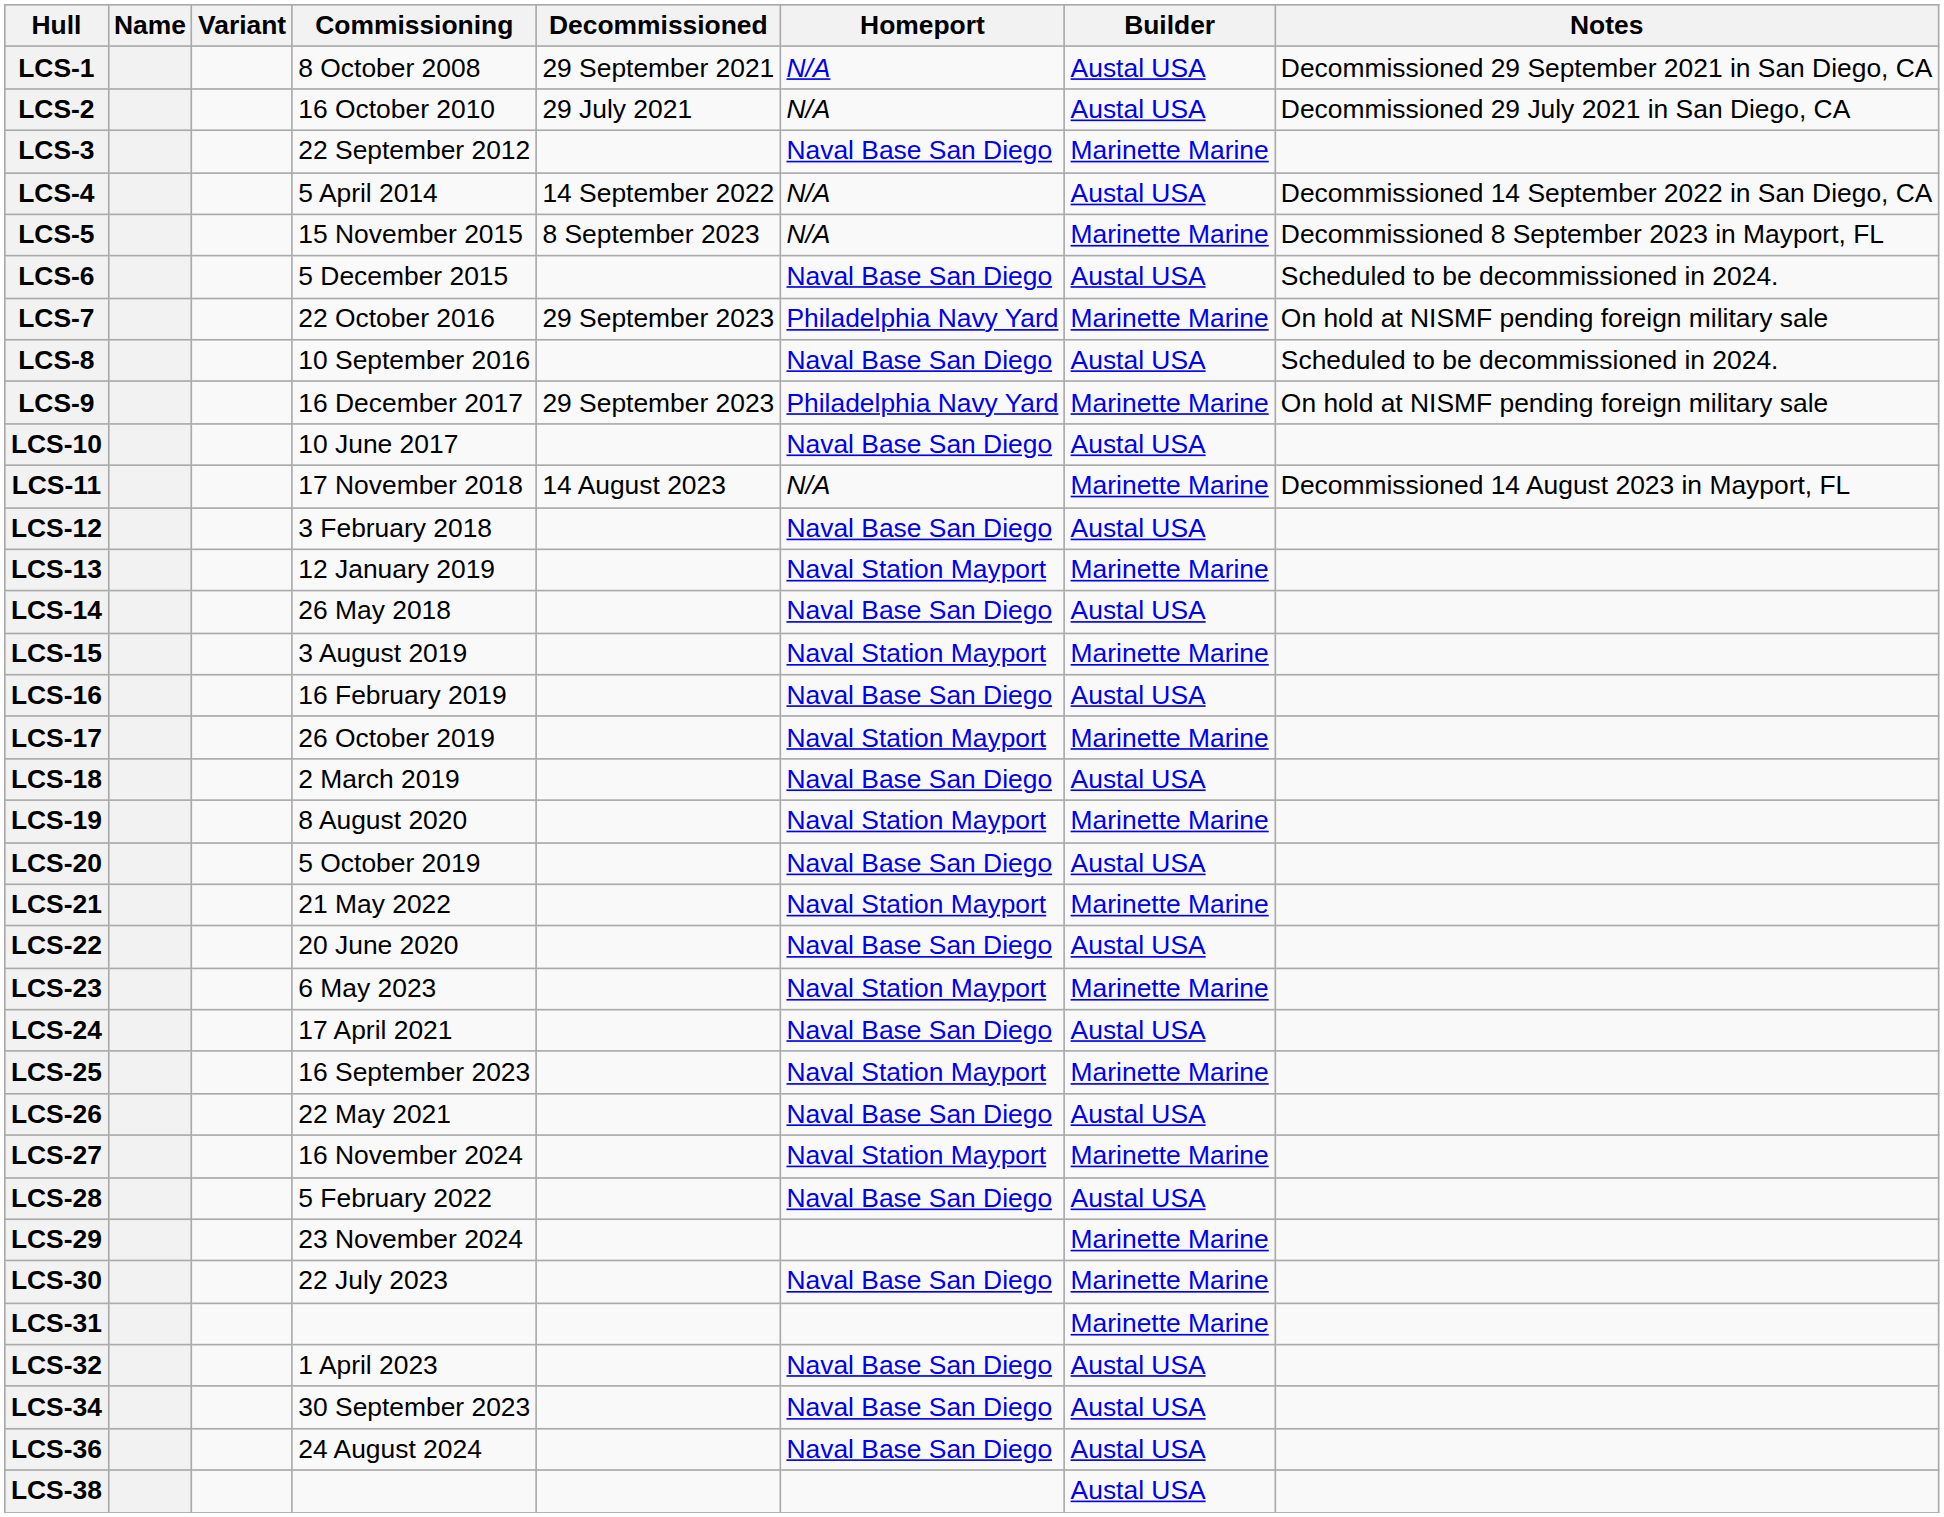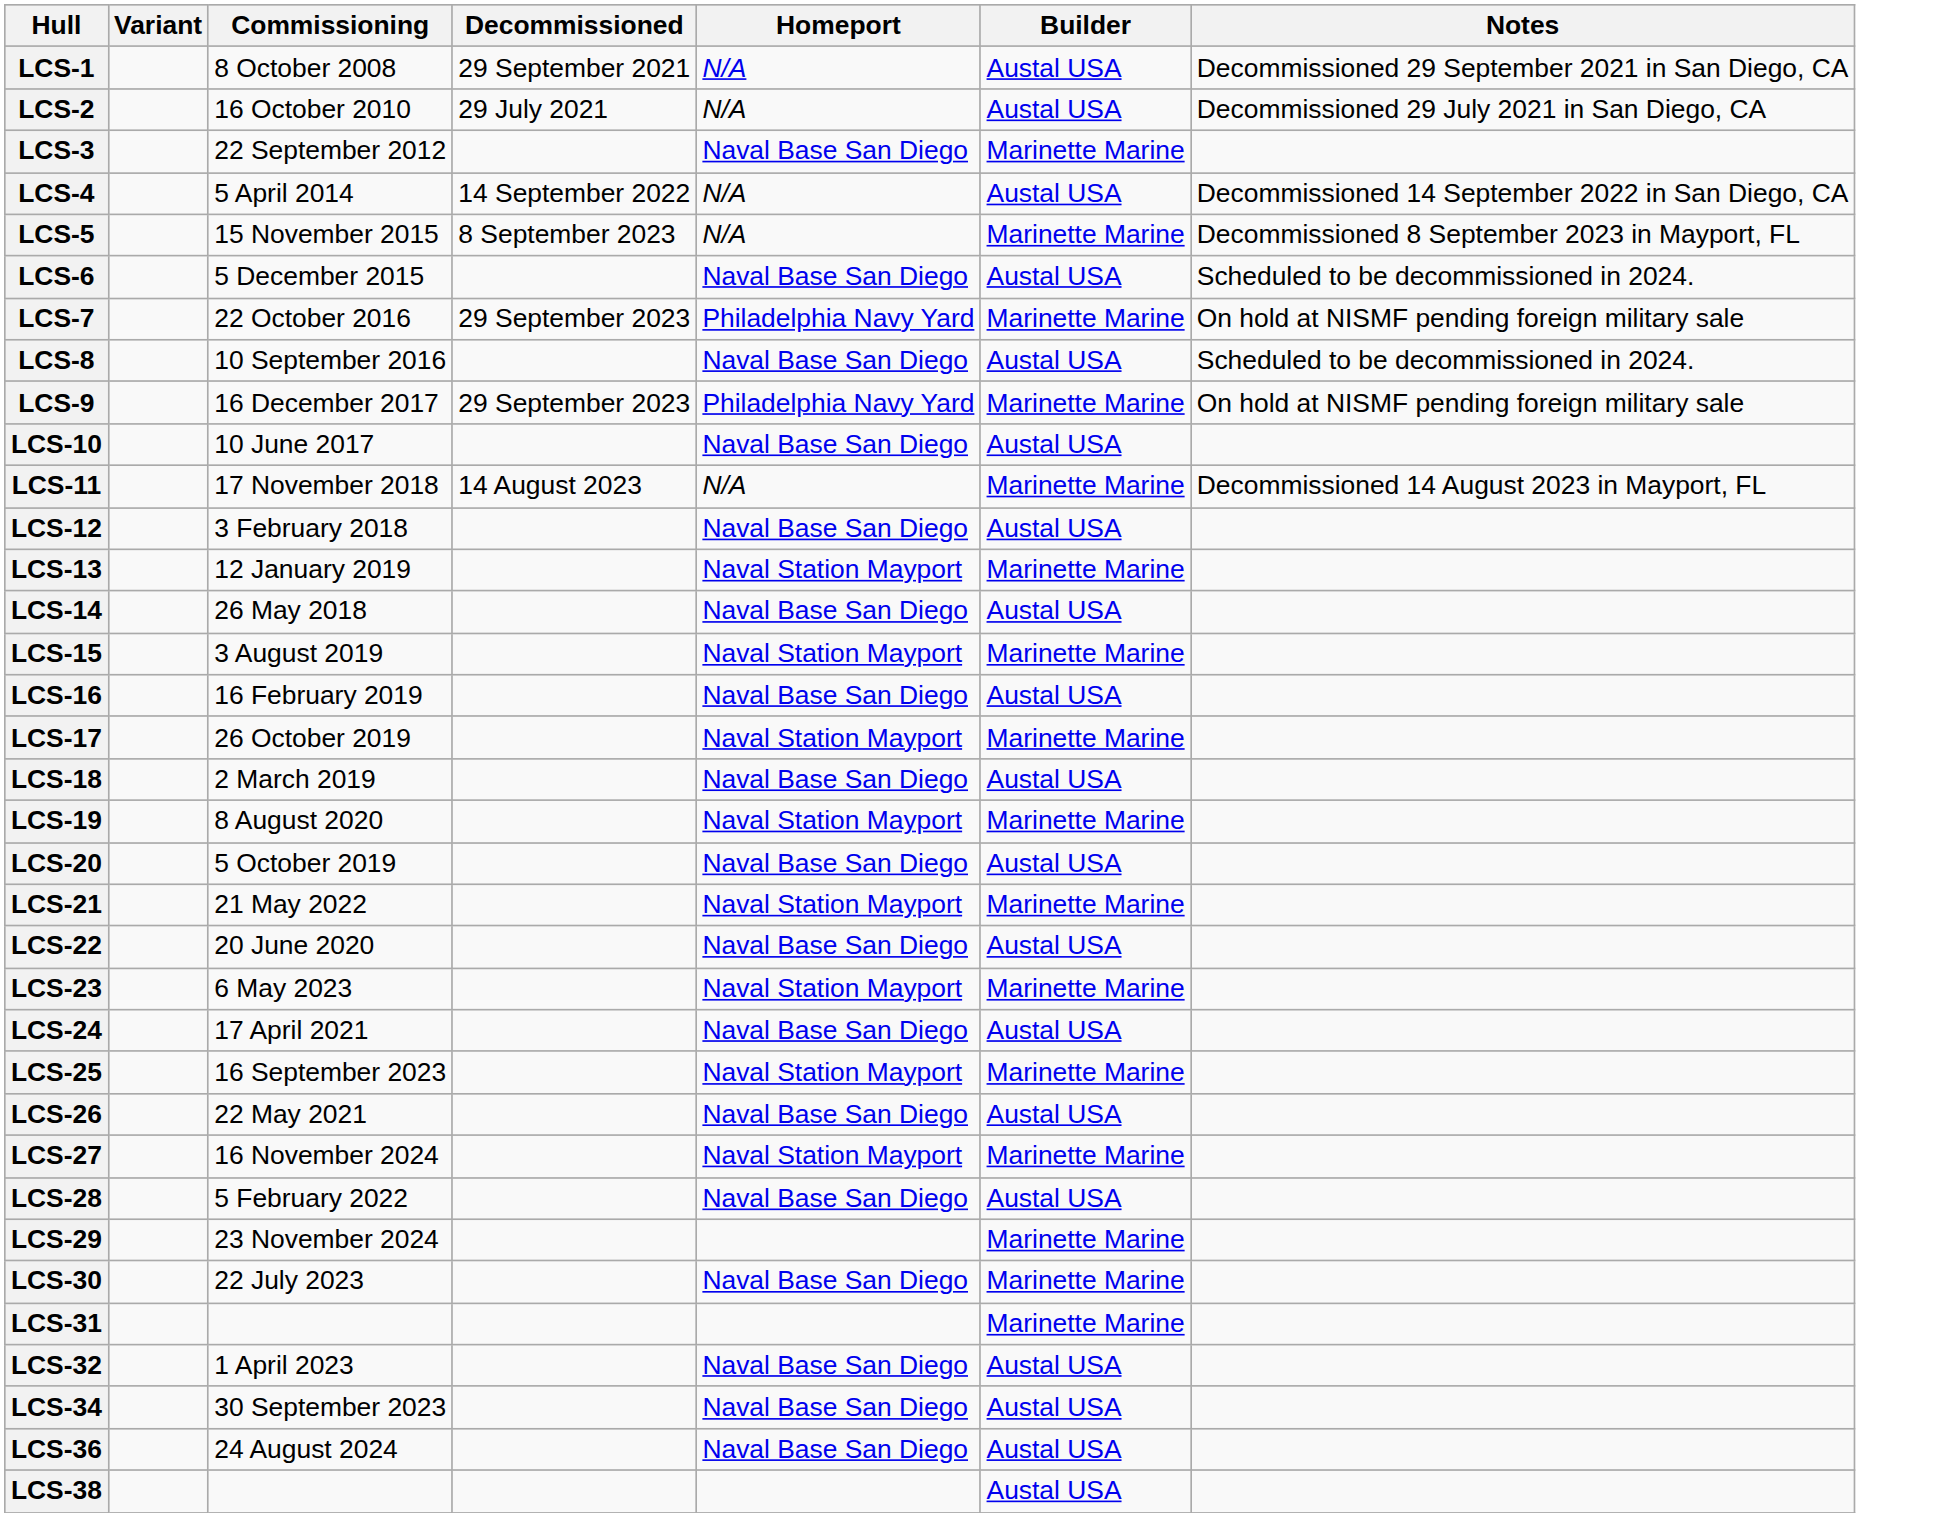- column: (150, 25)
